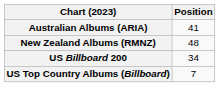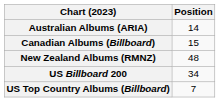(194, 27) 41 -> (194, 27) 14
+ row: (88, 43)
